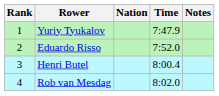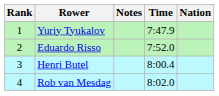columns swapped: (132, 13) <-> (198, 13)
